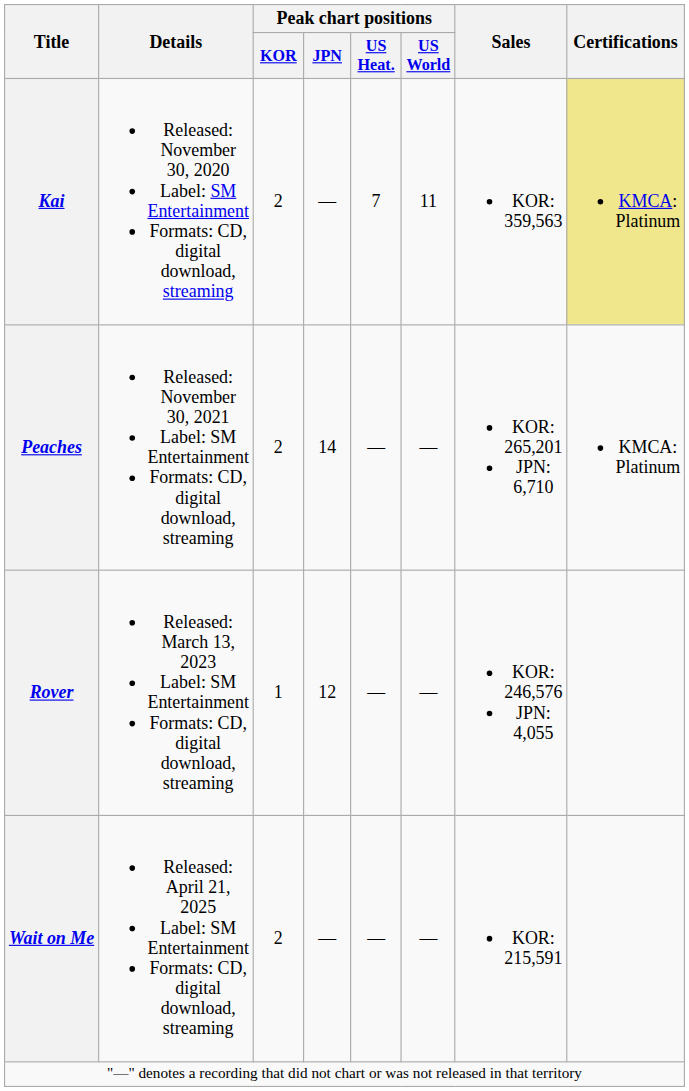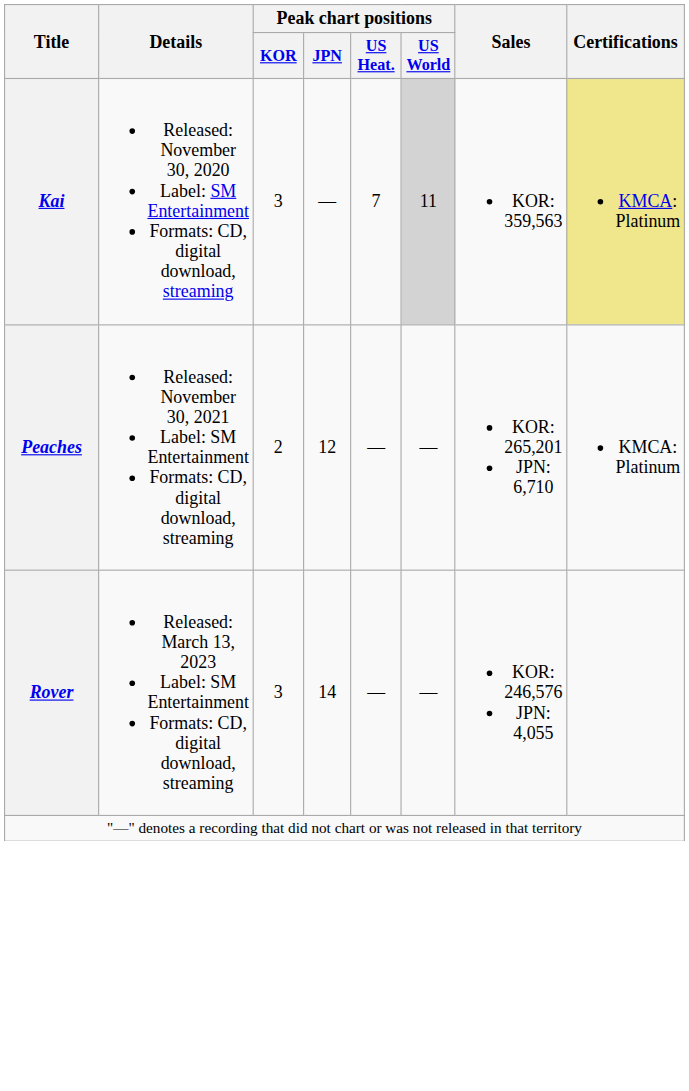(278, 201) 2 -> (278, 201) 3
(428, 201) no background -> (428, 201) lightgrey background
(327, 447) 14 -> (327, 447) 12
(278, 692) 1 -> (278, 692) 3
(327, 692) 12 -> (327, 692) 14
- row: (52, 938)
